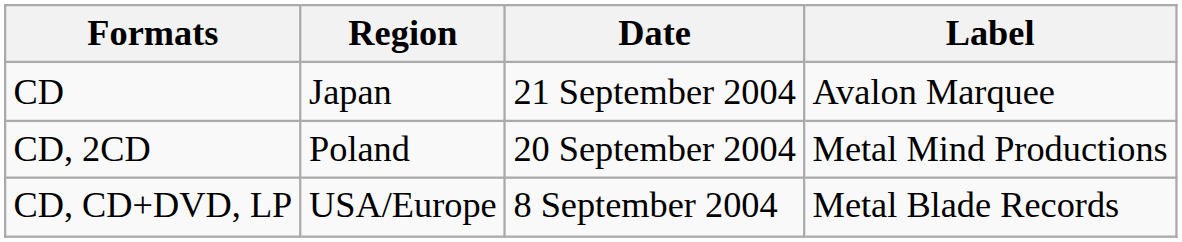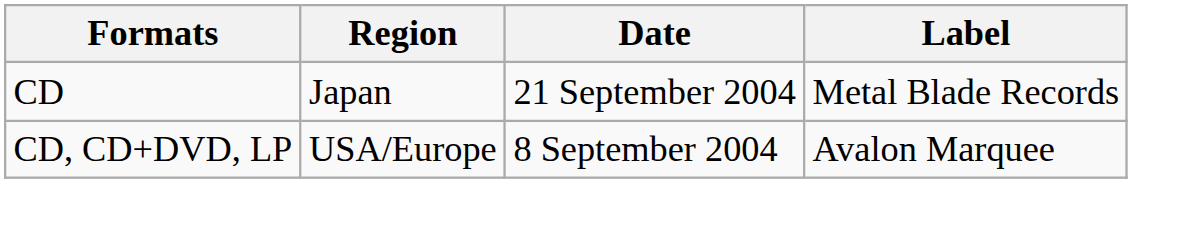(934, 90) Avalon Marquee -> (966, 90) Metal Blade Records
- row: (82, 148)
(966, 206) Metal Blade Records -> (934, 148) Avalon Marquee
